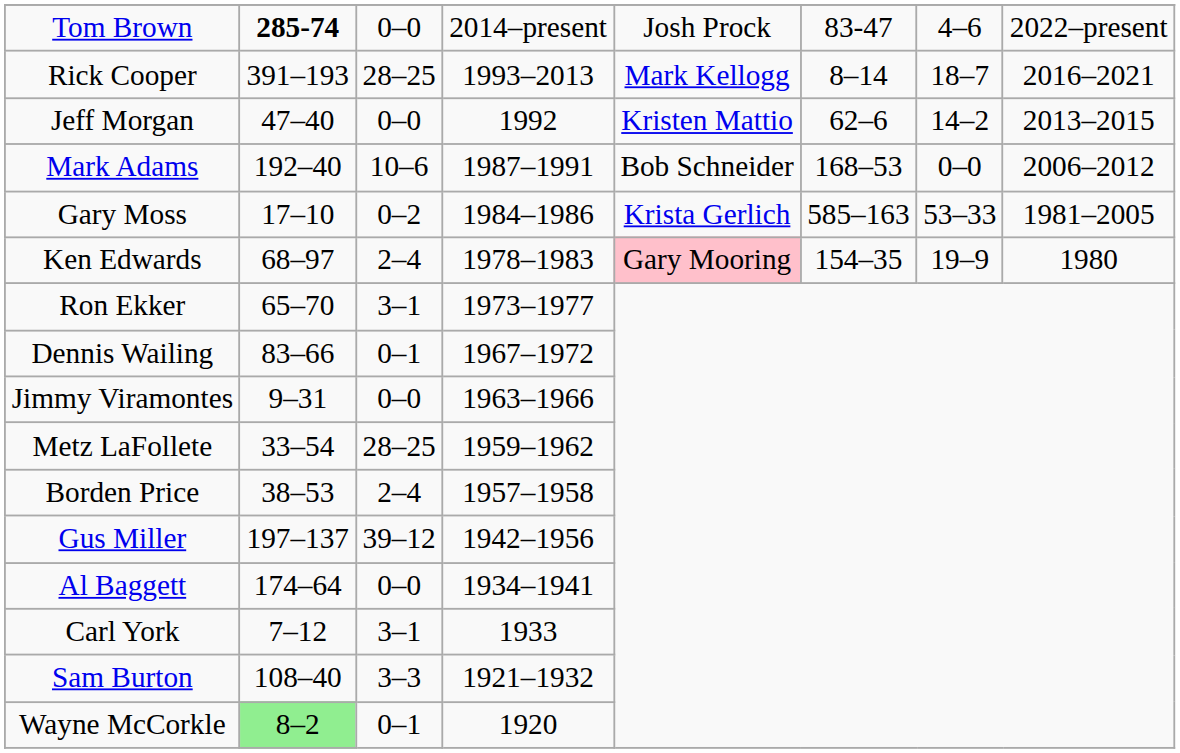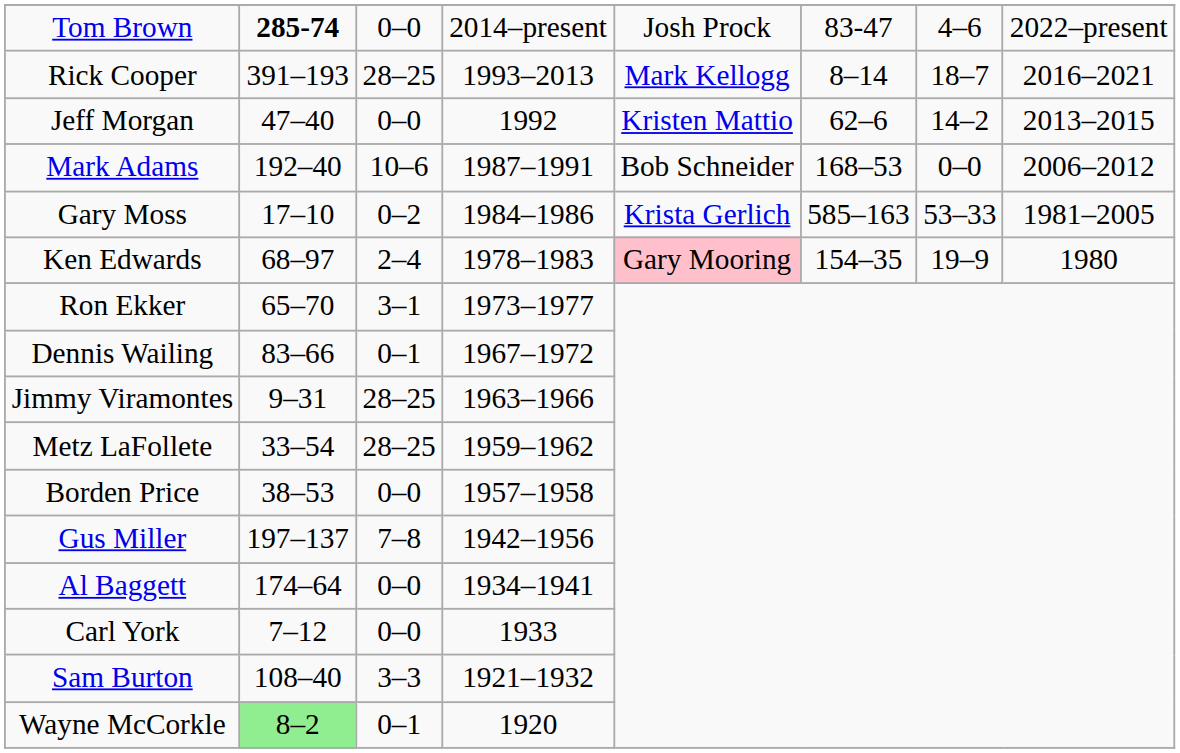(399, 399) 0–0 -> (399, 399) 28–25
(399, 492) 2–4 -> (399, 492) 0–0
(399, 538) 39–12 -> (399, 538) 7–8
(399, 631) 3–1 -> (399, 631) 0–0
